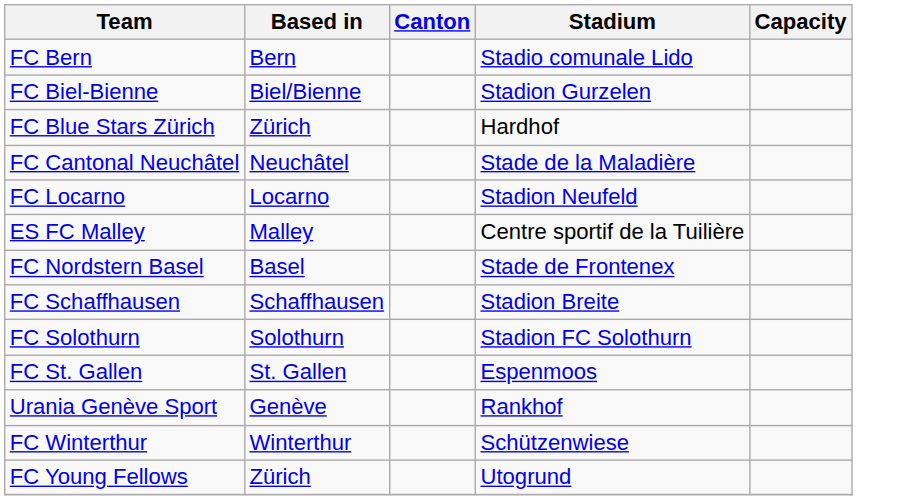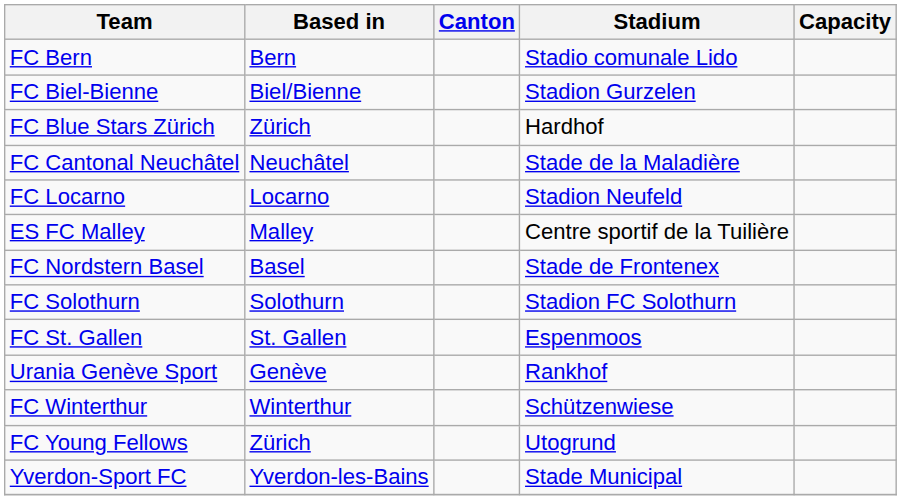- row: (95, 302)
+ row: (98, 477)
